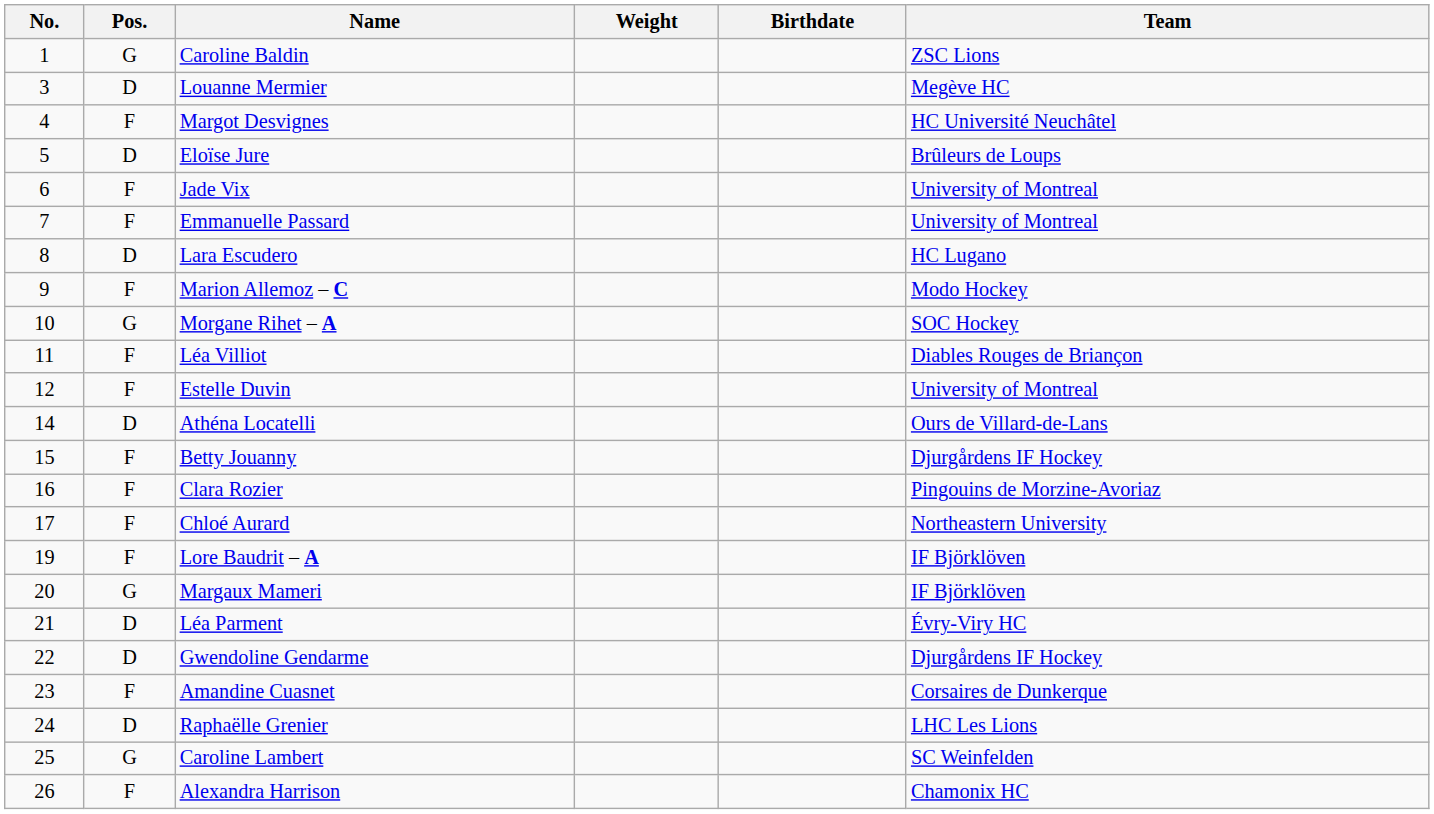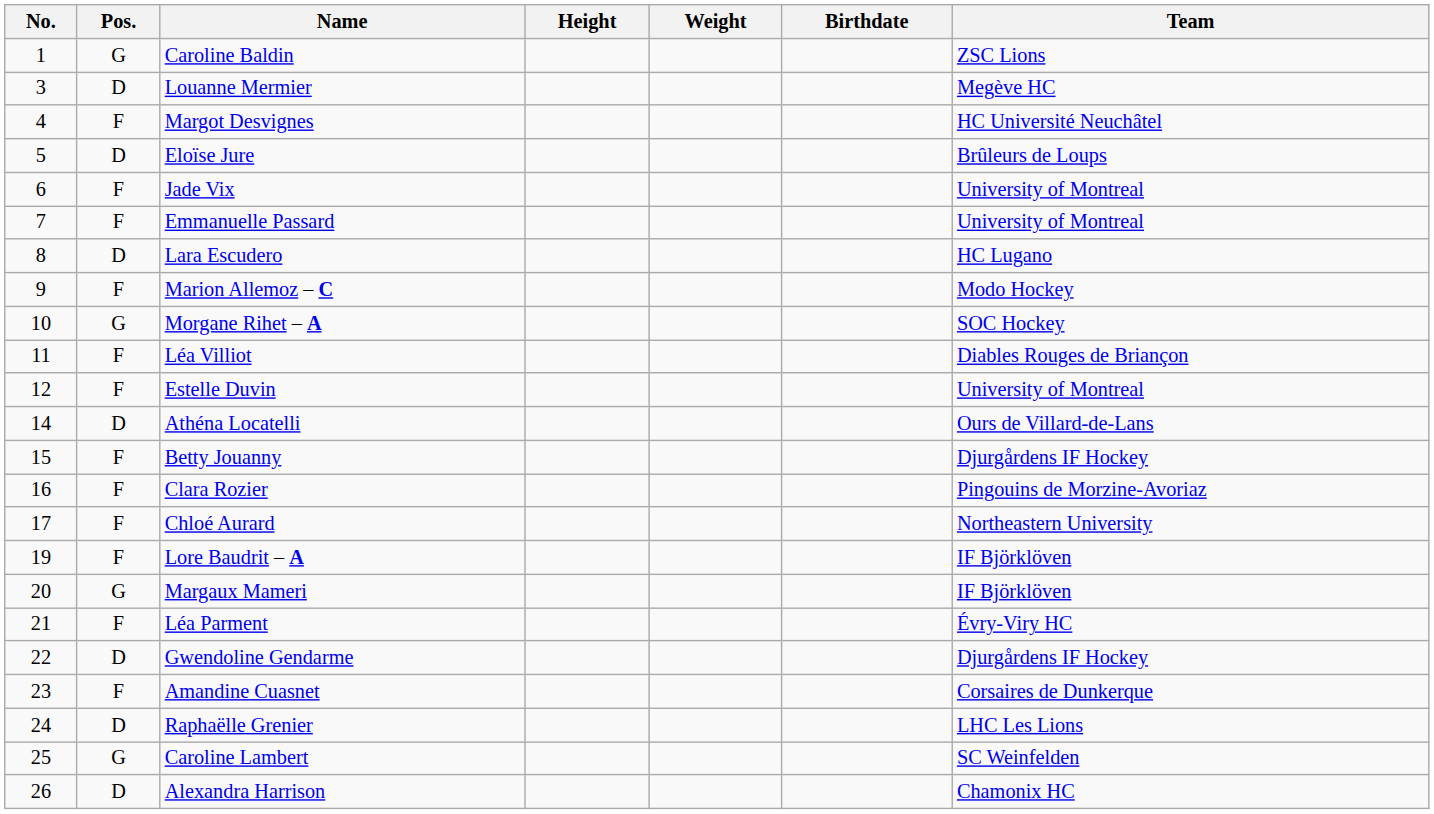+ column: (587, 21)
(129, 624) D -> (119, 624) F
(129, 791) F -> (119, 791) D
